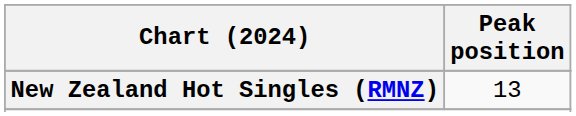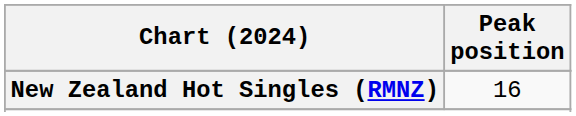(507, 91) 13 -> (507, 91) 16
